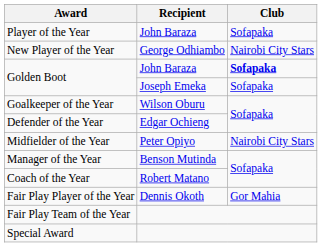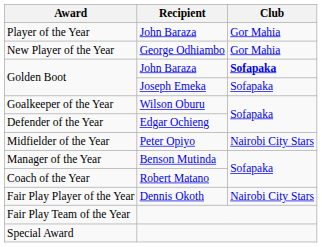(252, 31) Sofapaka -> (255, 31) Gor Mahia
(272, 50) Nairobi City Stars -> (255, 50) Gor Mahia
(255, 196) Gor Mahia -> (272, 196) Nairobi City Stars
